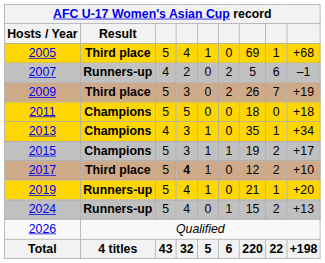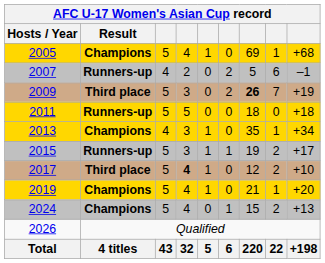(118, 53) Third place -> (118, 53) Champions
(253, 92) normal -> (253, 92) bold
(118, 111) Champions -> (118, 111) Runners-up
(118, 151) Champions -> (118, 151) Runners-up
(118, 190) Runners-up -> (118, 190) Champions
(118, 209) Runners-up -> (118, 209) Champions
